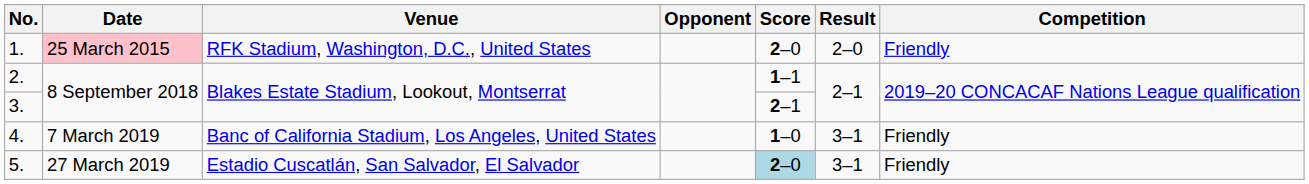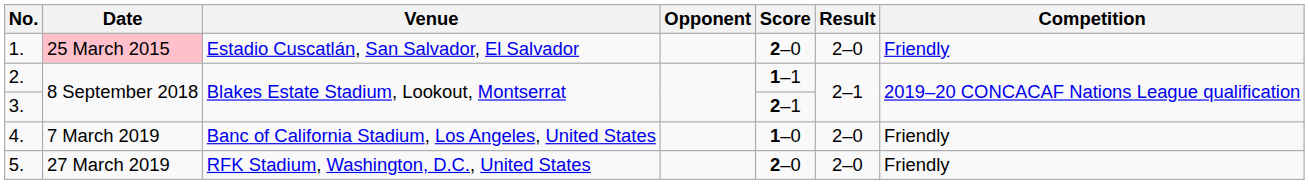(399, 48) RFK Stadium, Washington, D.C., United States -> (393, 48) Estadio Cuscatlán, San Salvador, El Salvador
(847, 135) 3–1 -> (847, 135) 2–0
(393, 164) Estadio Cuscatlán, San Salvador, El Salvador -> (399, 164) RFK Stadium, Washington, D.C., United States
(785, 164) lightblue background -> (785, 164) no background
(847, 164) 3–1 -> (847, 164) 2–0
